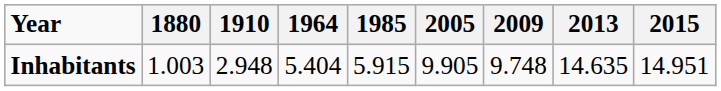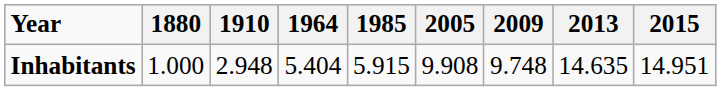(176, 64) 1.003 -> (176, 64) 1.000
(450, 64) 9.905 -> (450, 64) 9.908
